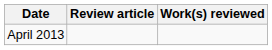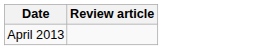- column: (212, 14)
